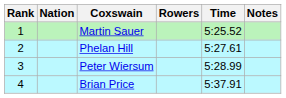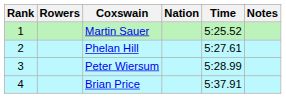columns swapped: (179, 13) <-> (57, 13)
